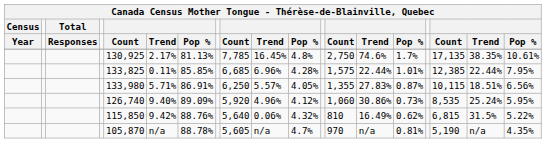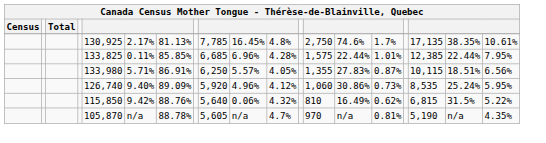- row: (23, 41)
